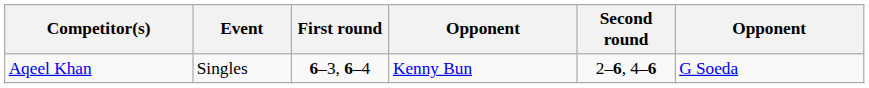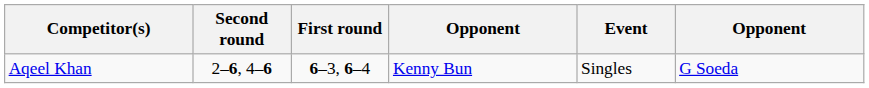columns swapped: (242, 29) <-> (626, 29)
